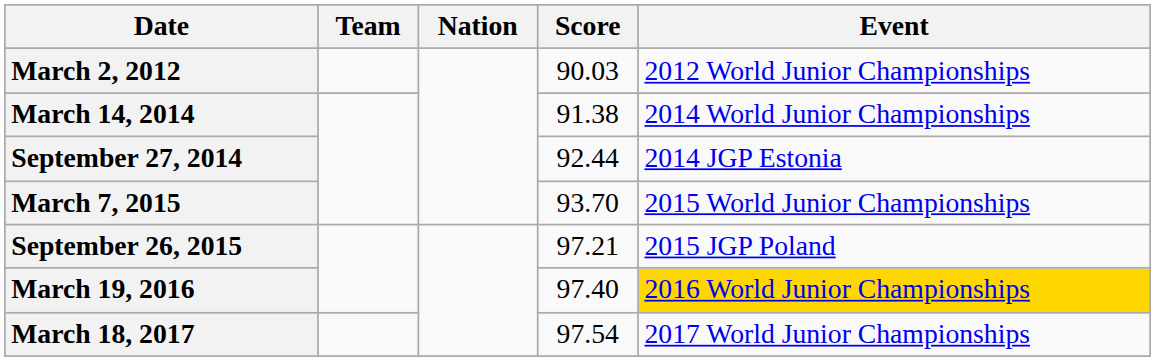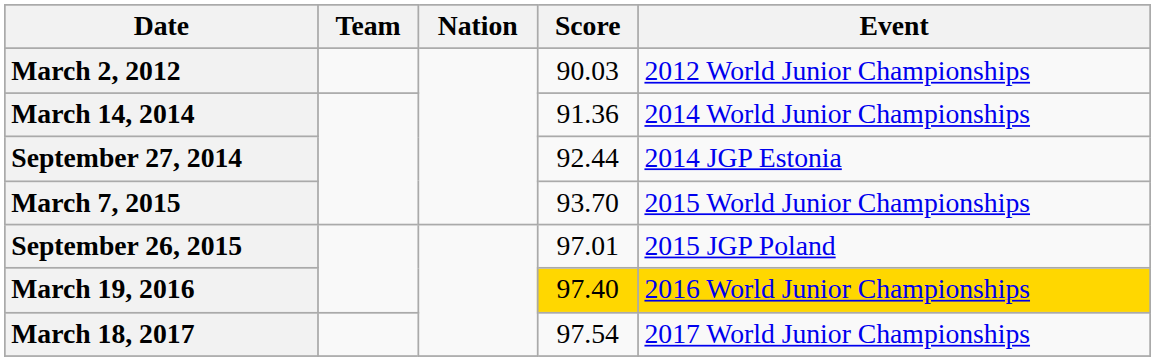(588, 114) 91.38 -> (588, 114) 91.36
(588, 245) 97.21 -> (588, 245) 97.01
(588, 289) no background -> (588, 289) gold background
